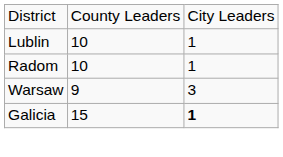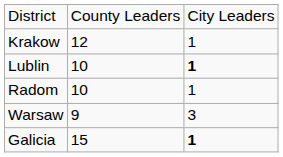+ row: (34, 41)
(192, 41) normal -> (192, 66) bold
